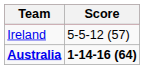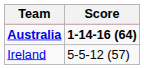rows swapped: (34, 54) <-> (27, 34)
